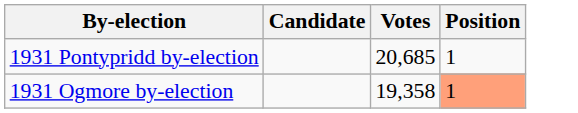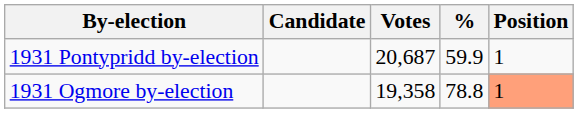+ column: (464, 21)
(405, 56) 20,685 -> (405, 56) 20,687
